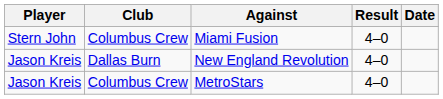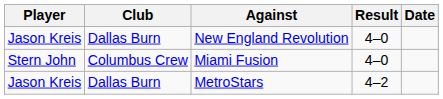rows swapped: (271, 60) <-> (236, 37)
(138, 82) Columbus Crew -> (124, 82) Dallas Burn
(377, 82) 4–0 -> (377, 82) 4–2
